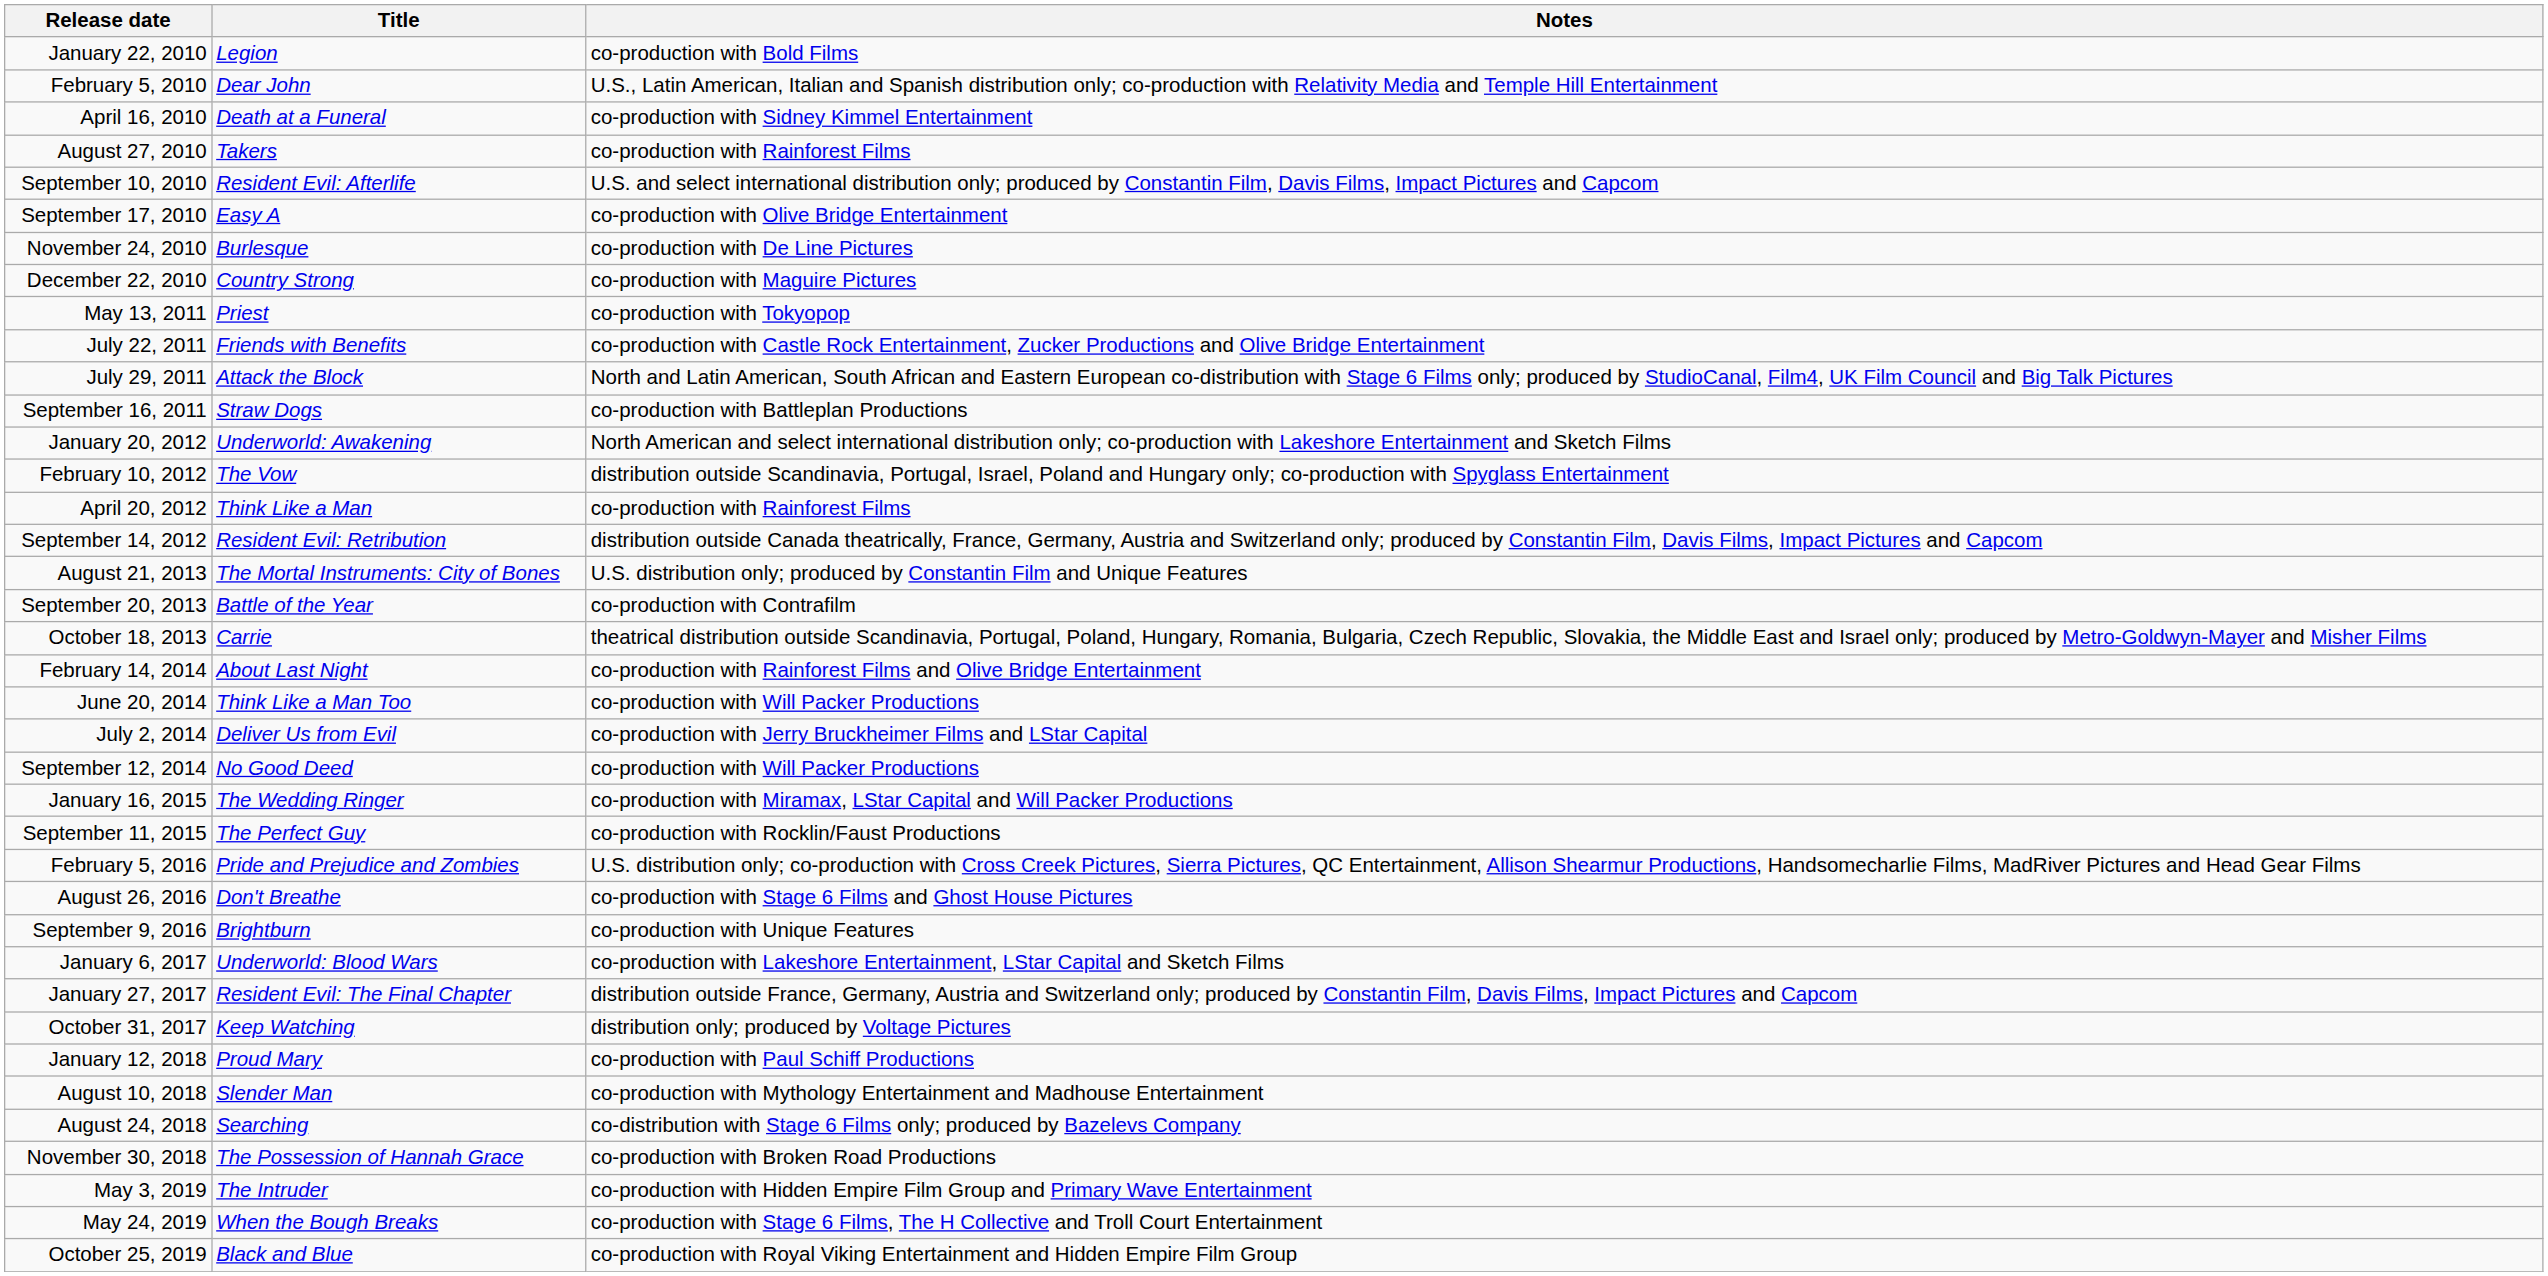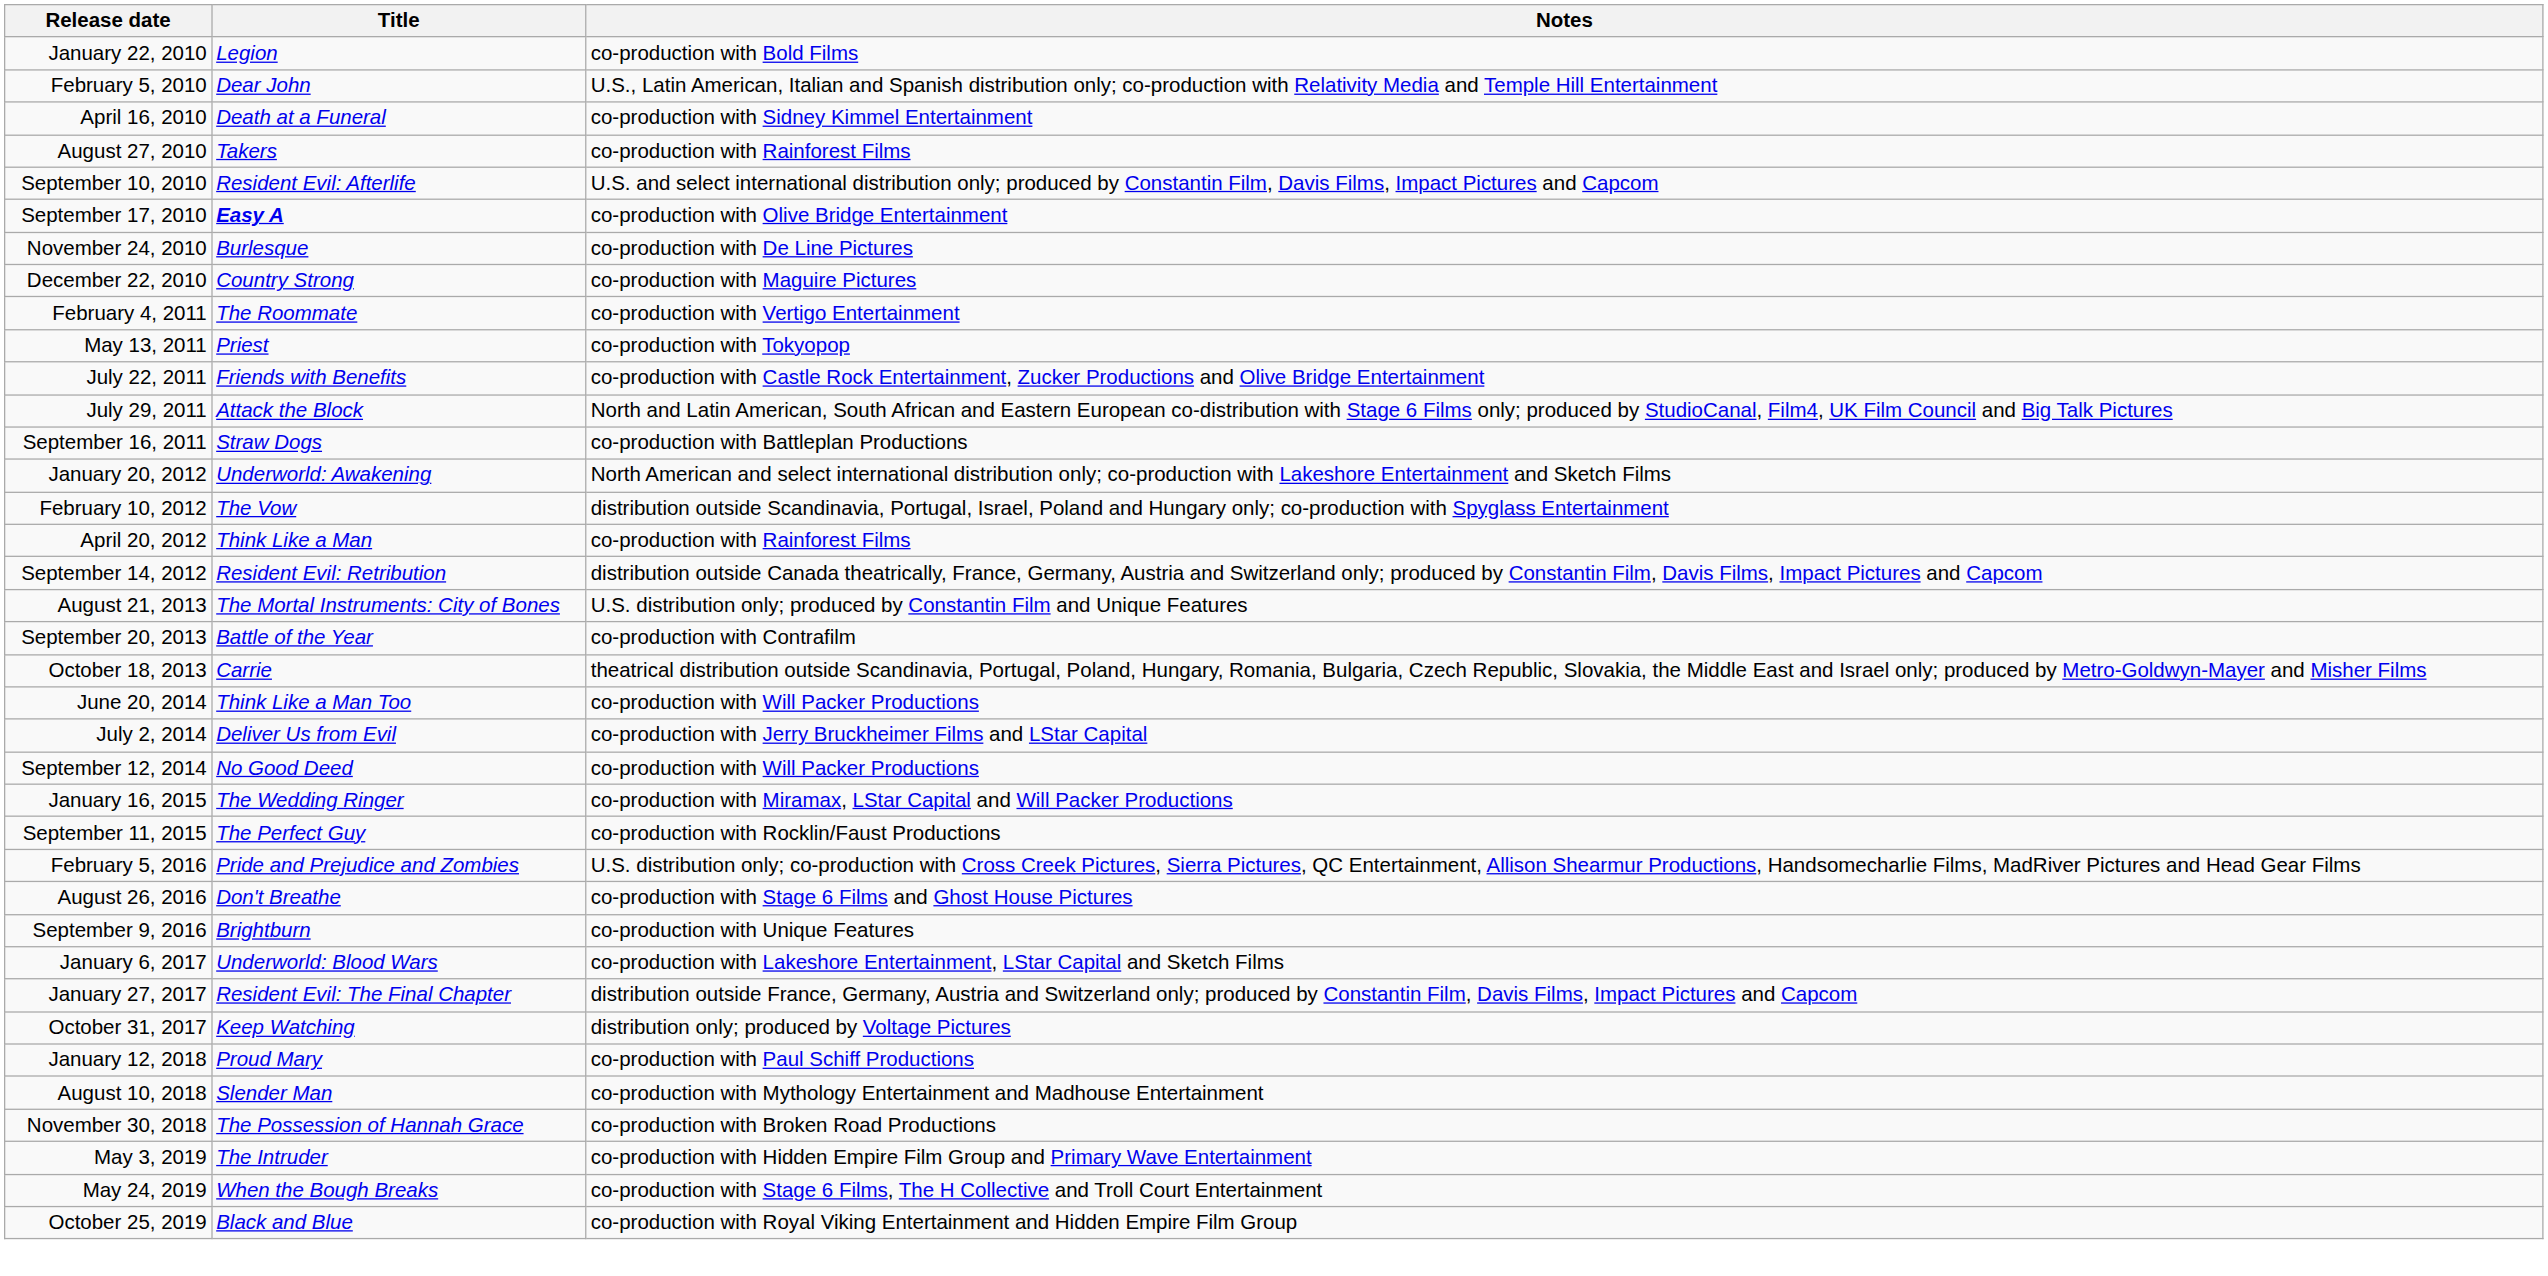(248, 215) normal -> (250, 215) bold
+ row: (130, 313)
- row: (123, 670)
- row: (132, 1125)
